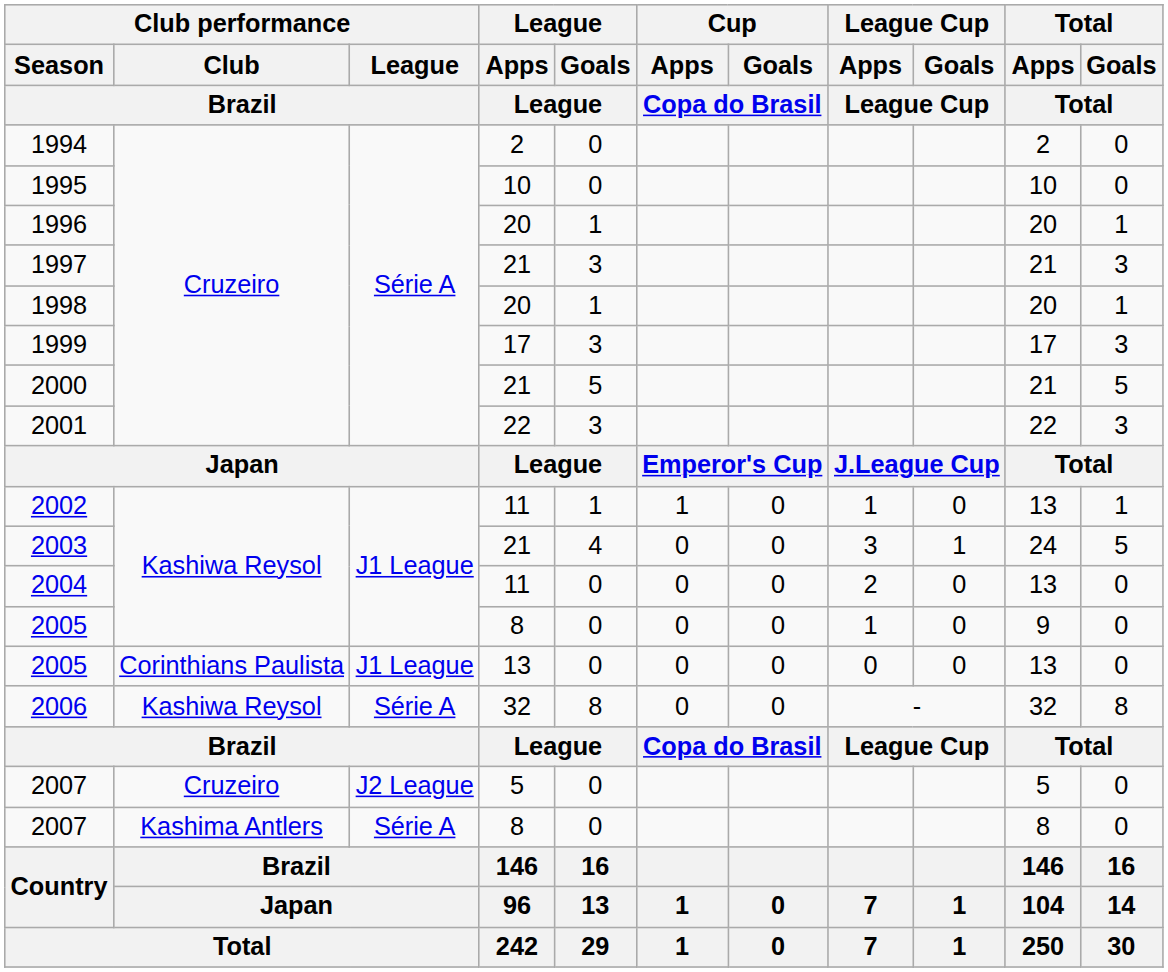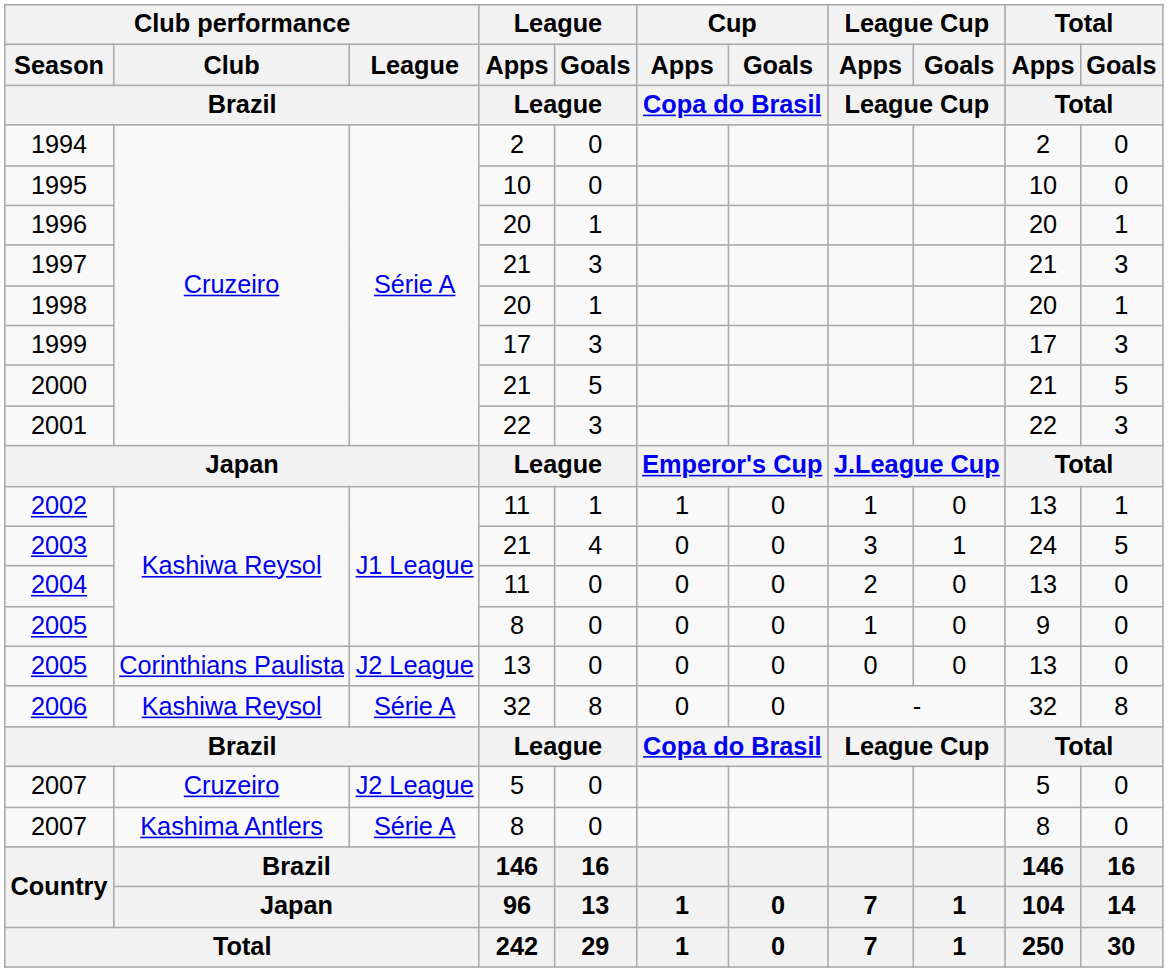(415, 666) J1 League -> (415, 666) J2 League
